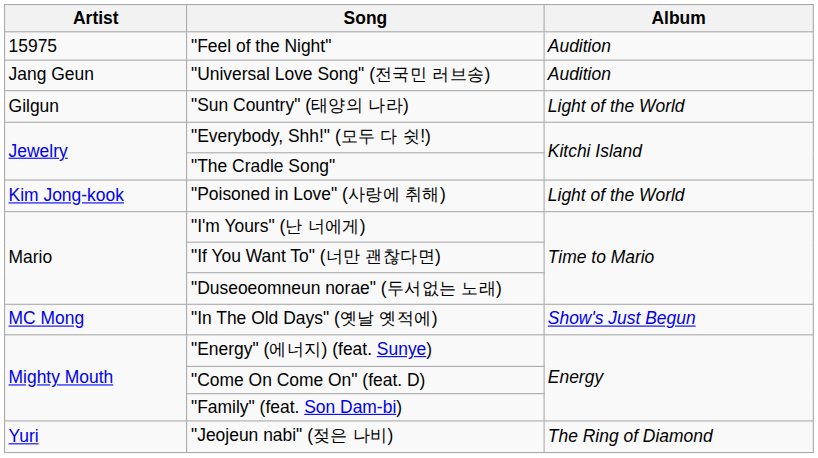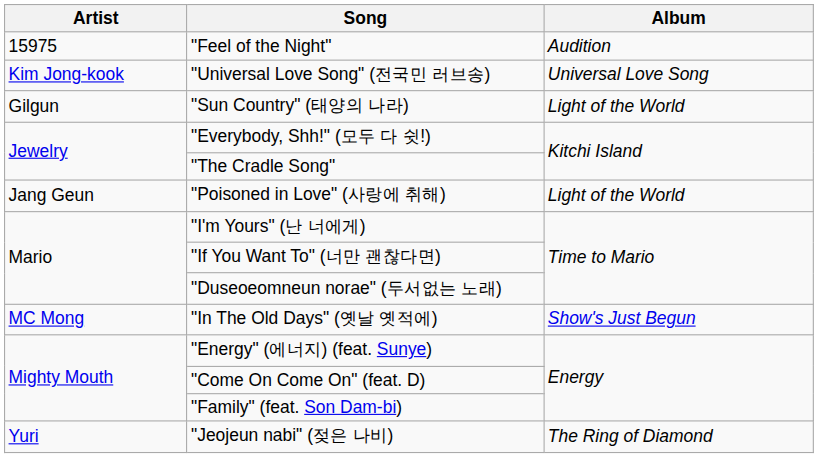(51, 75) Jang Geun -> (66, 75) Kim Jong-kook
(579, 75) Audition -> (628, 75) Universal Love Song
(66, 195) Kim Jong-kook -> (51, 195) Jang Geun
